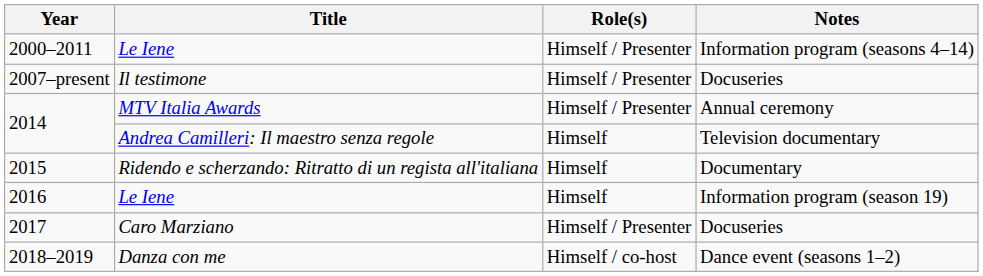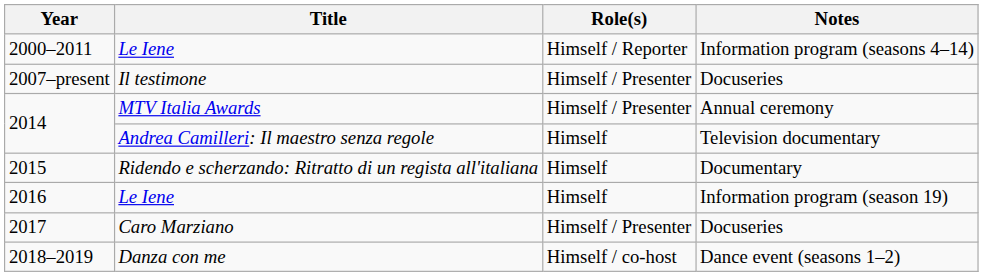(619, 49) Himself / Presenter -> (617, 49) Himself / Reporter
